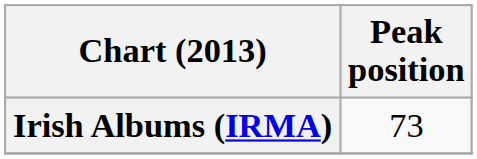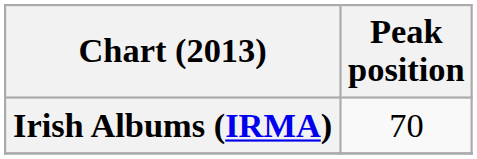(406, 125) 73 -> (406, 125) 70
